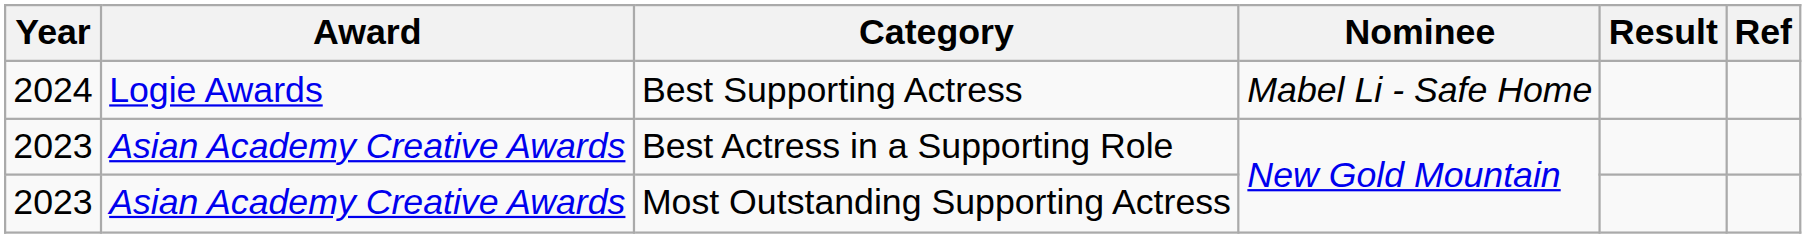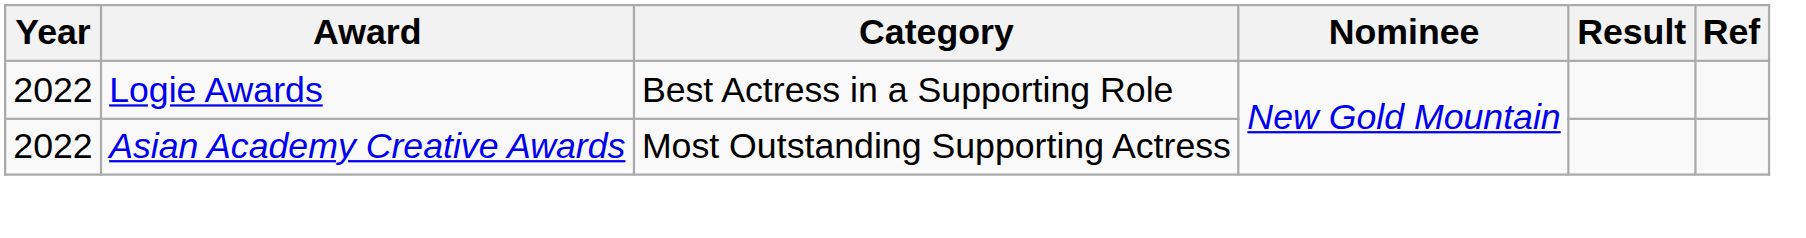- row: (832, 89)
(53, 145) 2023 -> (53, 89) 2022
(367, 145) Asian Academy Creative Awards -> (216, 89) Logie Awards
(53, 202) 2023 -> (53, 145) 2022
